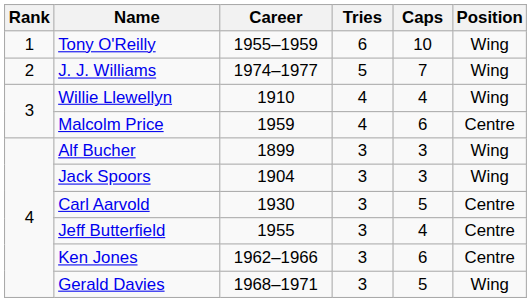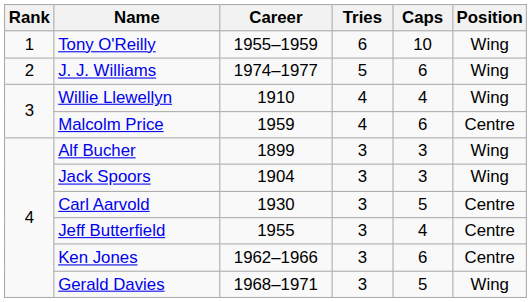(423, 71) 7 -> (423, 71) 6
